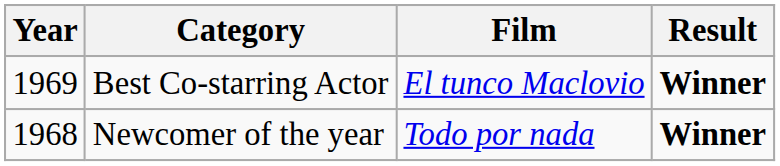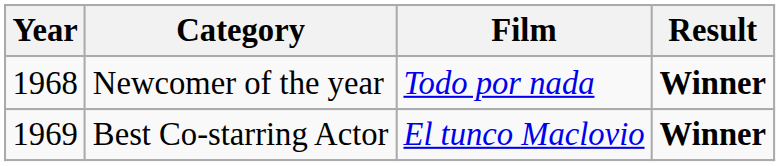rows swapped: (238, 133) <-> (241, 82)
